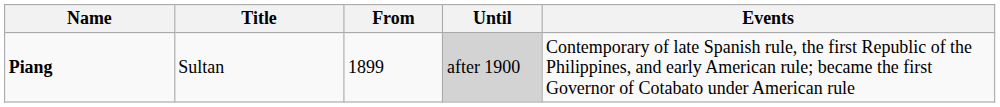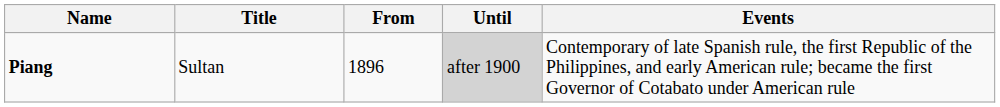(366, 67) 1899 -> (366, 67) 1896
